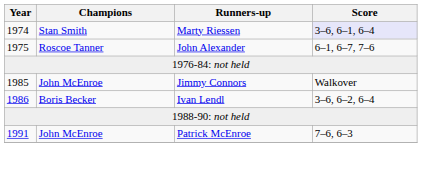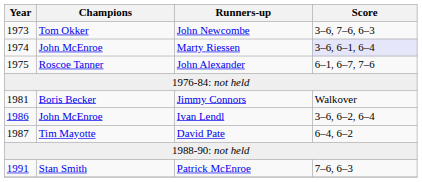+ row: (213, 30)
(63, 30) Stan Smith -> (71, 47) John McEnroe
(18, 82) 1985 -> (18, 99) 1981
(71, 82) John McEnroe -> (67, 99) Boris Becker
(67, 99) Boris Becker -> (71, 116) John McEnroe
+ row: (201, 133)
(71, 133) John McEnroe -> (63, 168) Stan Smith
